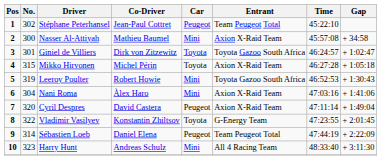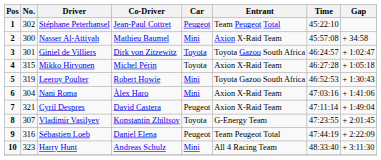(29, 106) 320 -> (29, 106) 321
(29, 120) 322 -> (29, 120) 307
(29, 134) 314 -> (29, 134) 316
